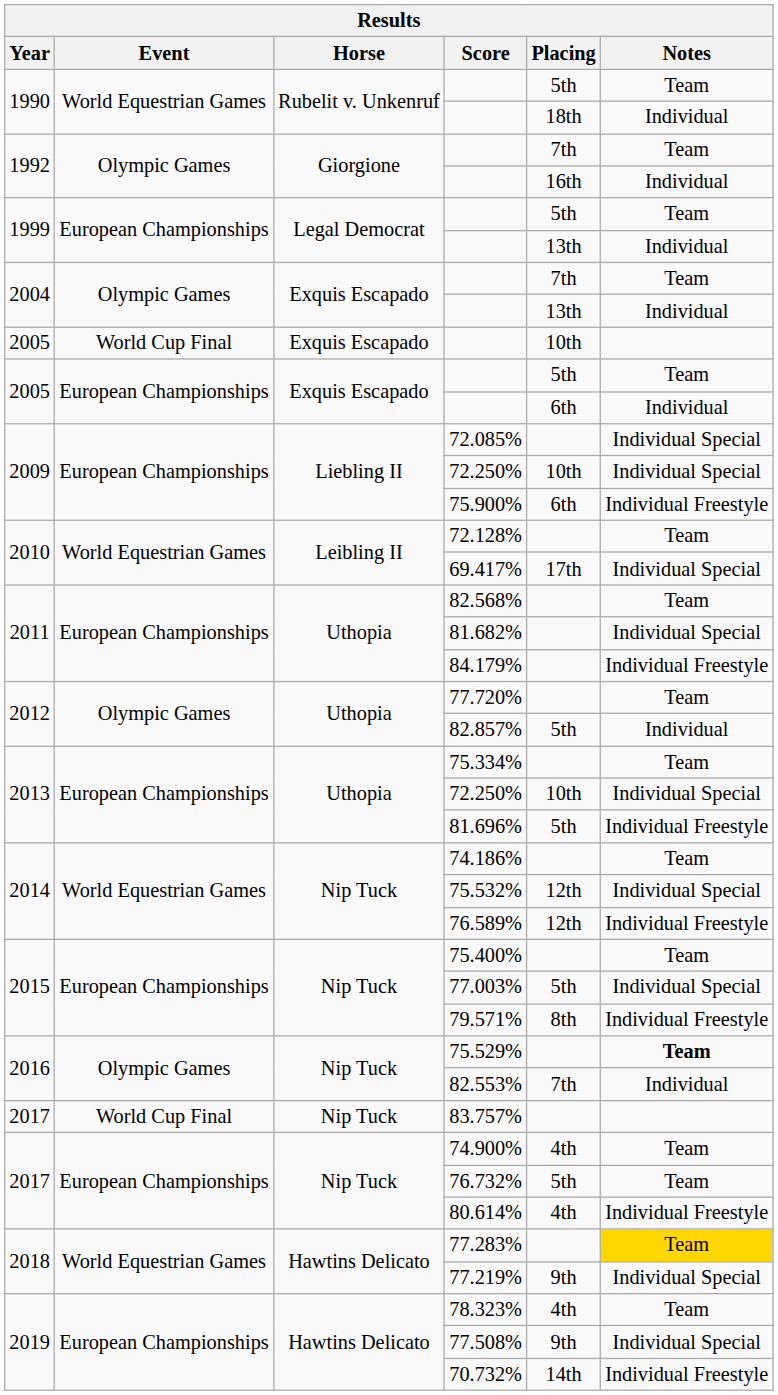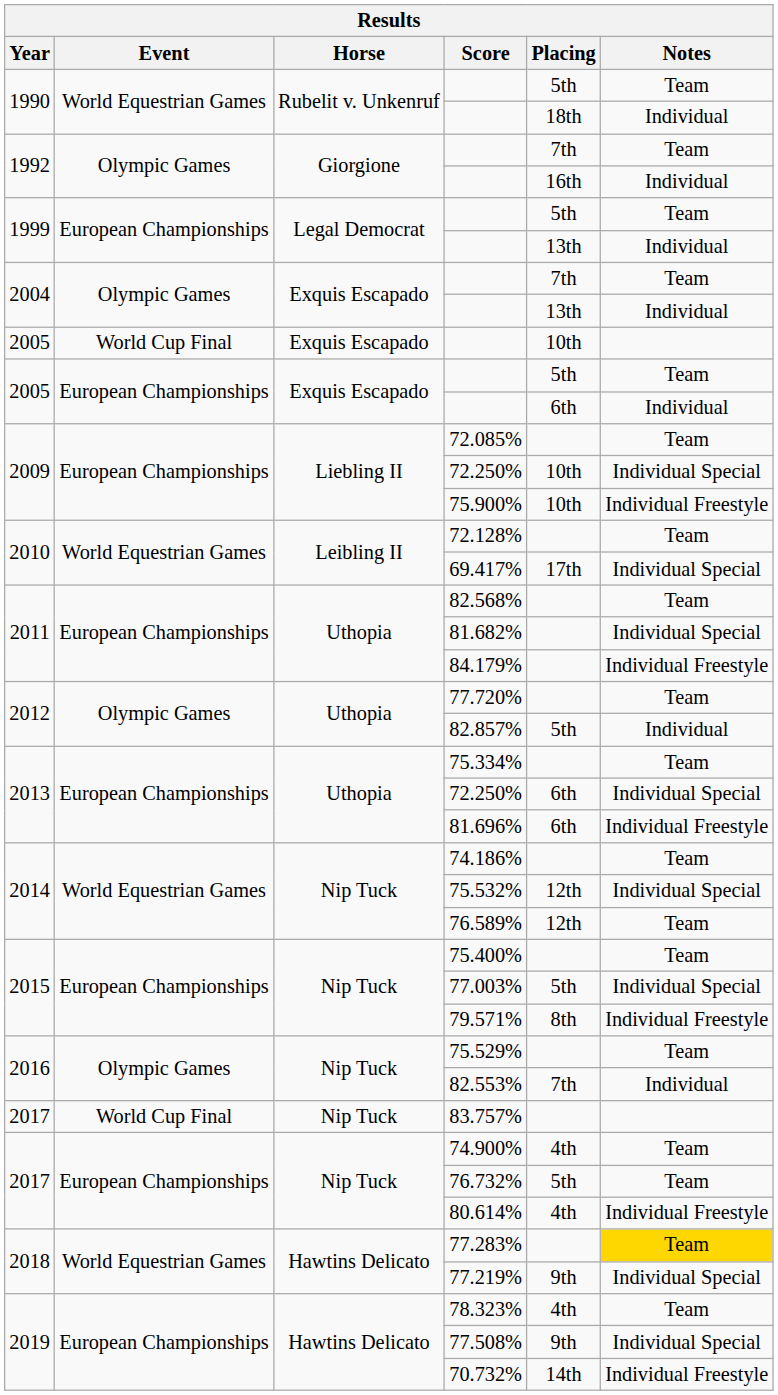(687, 439) Individual Special -> (687, 439) Team
(564, 504) 6th -> (564, 504) 10th
(564, 794) 10th -> (564, 794) 6th
(564, 826) 5th -> (564, 826) 6th
(687, 922) Individual Freestyle -> (687, 922) Team
(687, 1051) bold -> (687, 1051) normal
